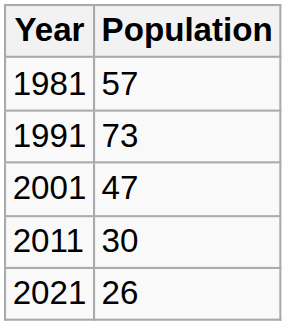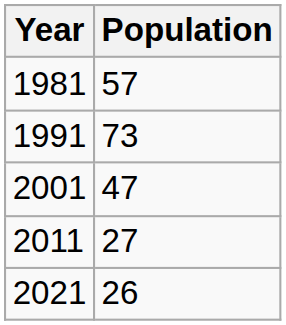(120, 240) 30 -> (120, 240) 27
